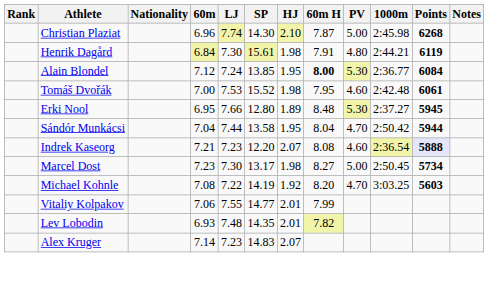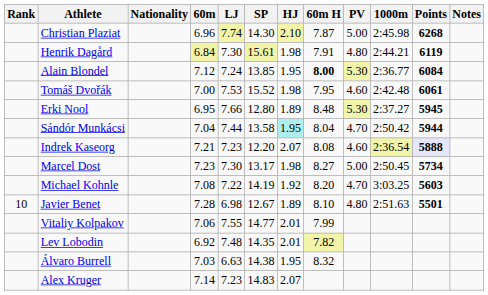(291, 128) no background -> (291, 128) paleturquoise background
+ row: (71, 204)
(204, 223) 6.93 -> (204, 242) 6.92
+ row: (76, 261)
